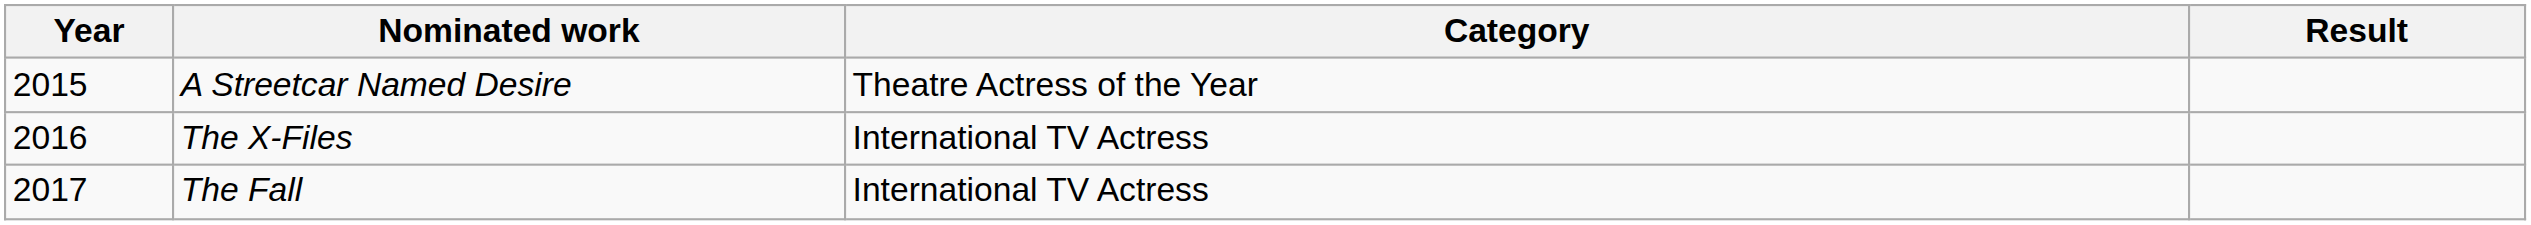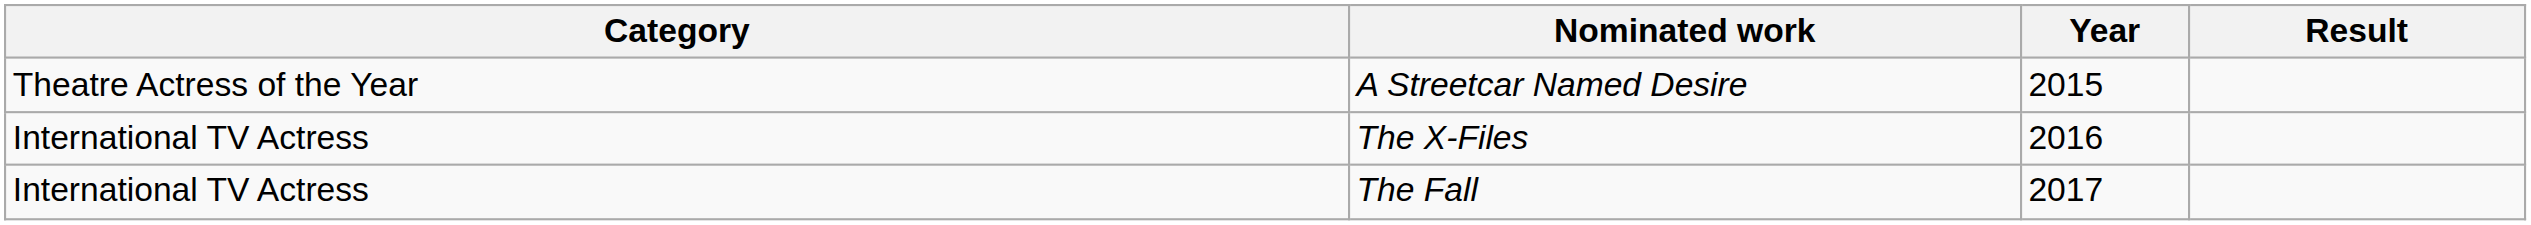columns swapped: (89, 31) <-> (1517, 31)
